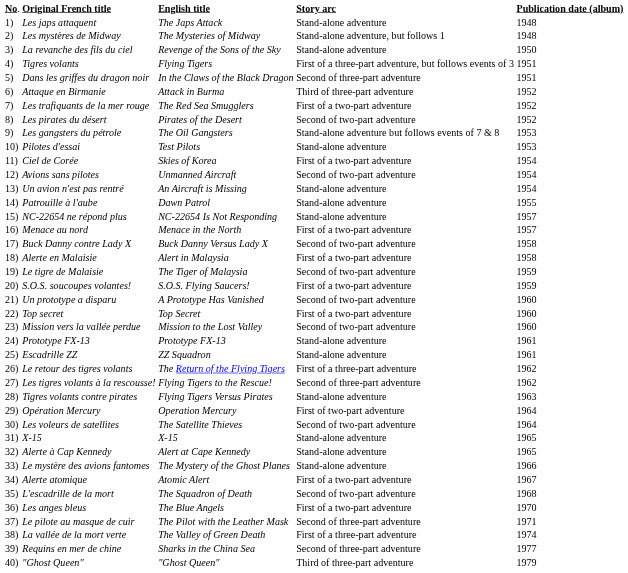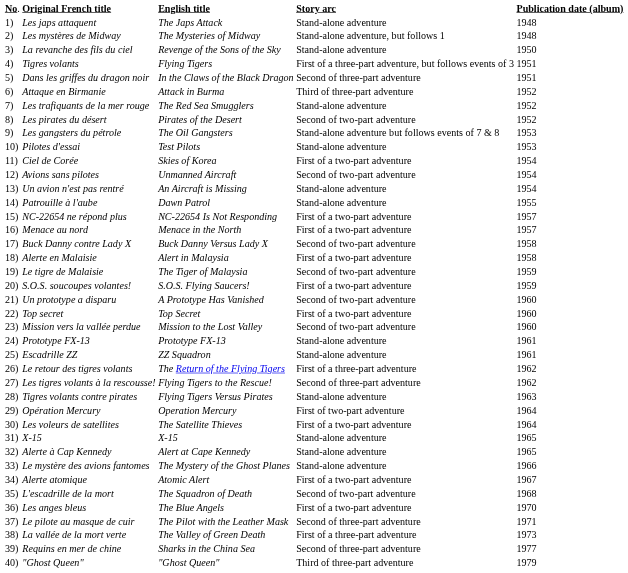(354, 105) First of a two-part adventure -> (341, 105) Stand-alone adventure
(341, 216) Stand-alone adventure -> (354, 216) First of a two-part adventure
(356, 424) Second of two-part adventure -> (354, 424) First of a two-part adventure
(527, 535) 1974 -> (527, 535) 1973
